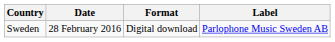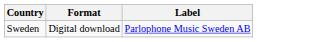- column: (85, 12)
